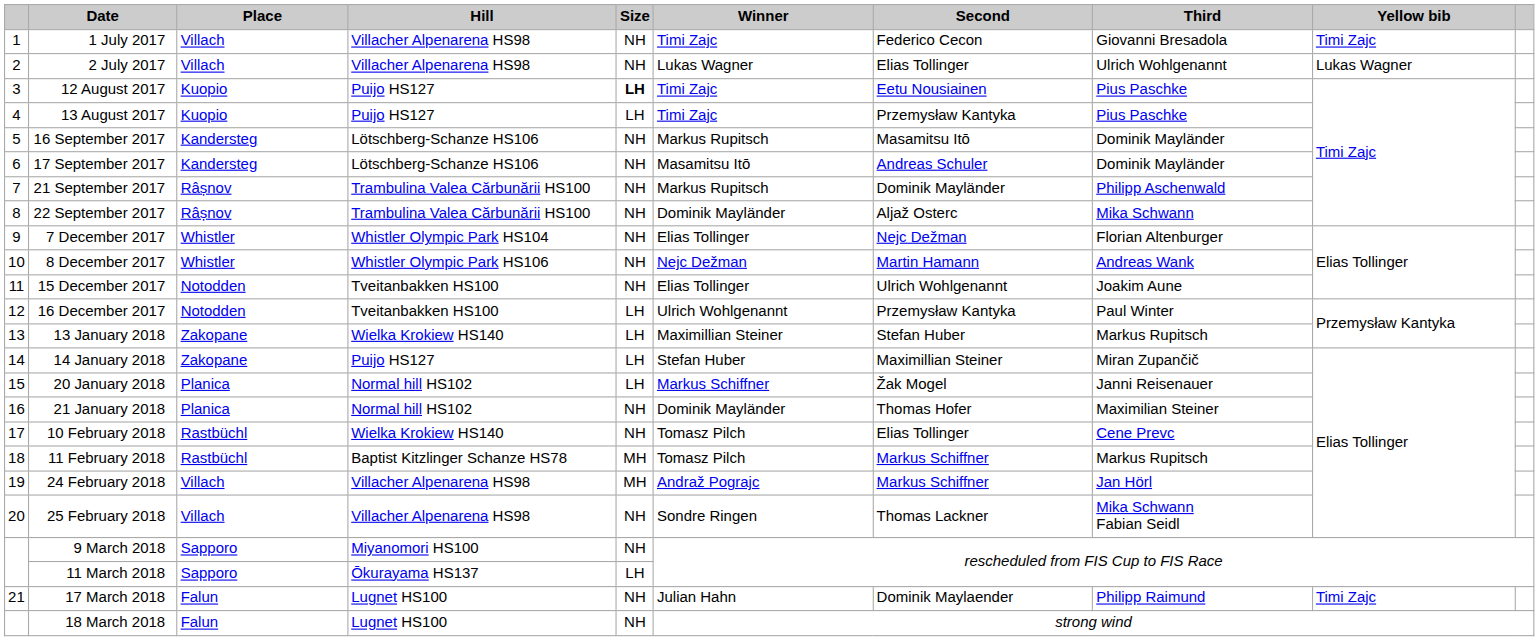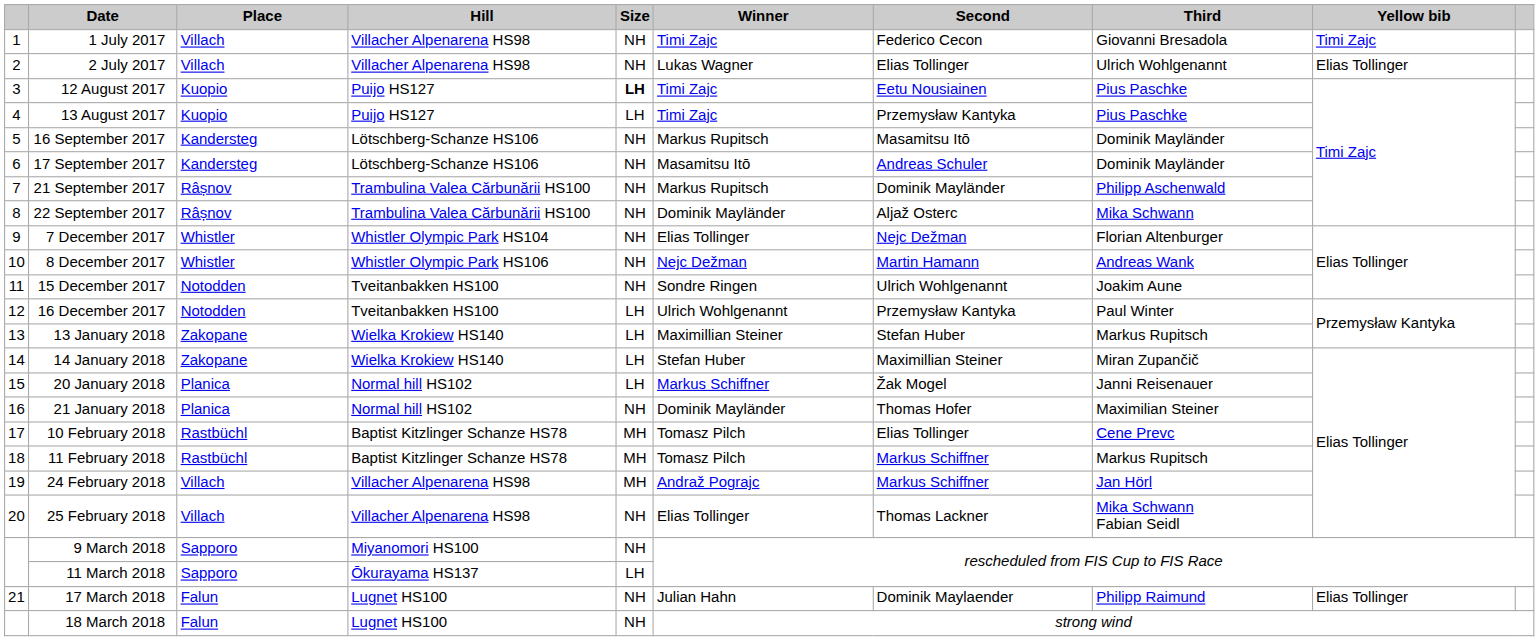(1364, 65) Lukas Wagner -> (1362, 65) Elias Tollinger
(703, 286) Elias Tollinger -> (707, 286) Sondre Ringen
(393, 359) Puijo HS127 -> (427, 359) Wielka Krokiew HS140
(427, 433) Wielka Krokiew HS140 -> (459, 433) Baptist Kitzlinger Schanze HS78
(635, 433) NH -> (635, 433) MH
(707, 515) Sondre Ringen -> (703, 515) Elias Tollinger
(1346, 598) Timi Zajc -> (1362, 598) Elias Tollinger
